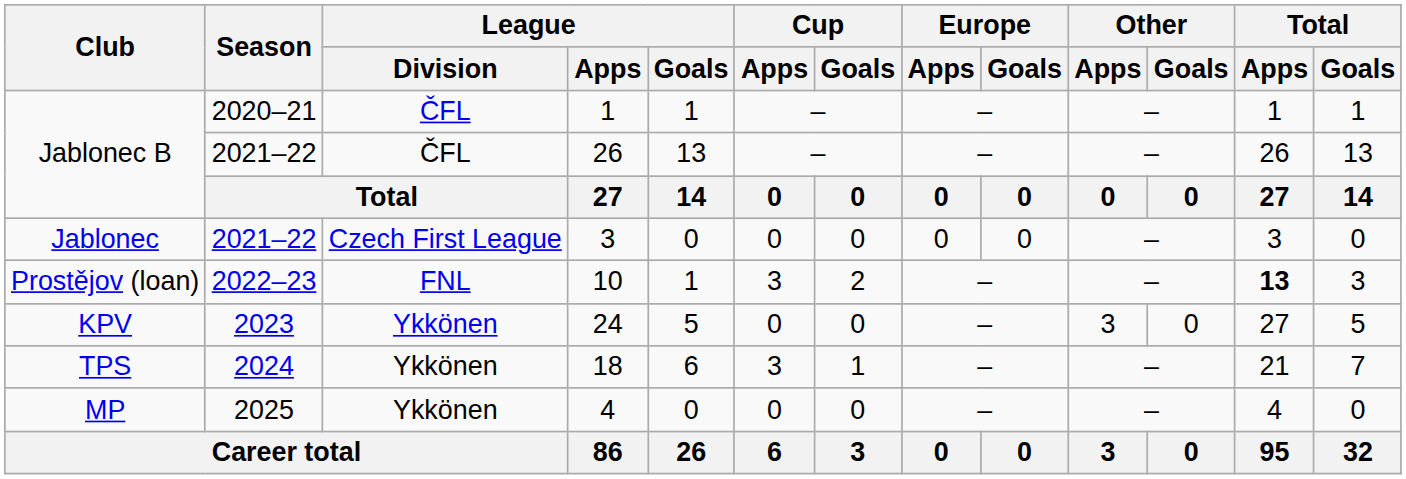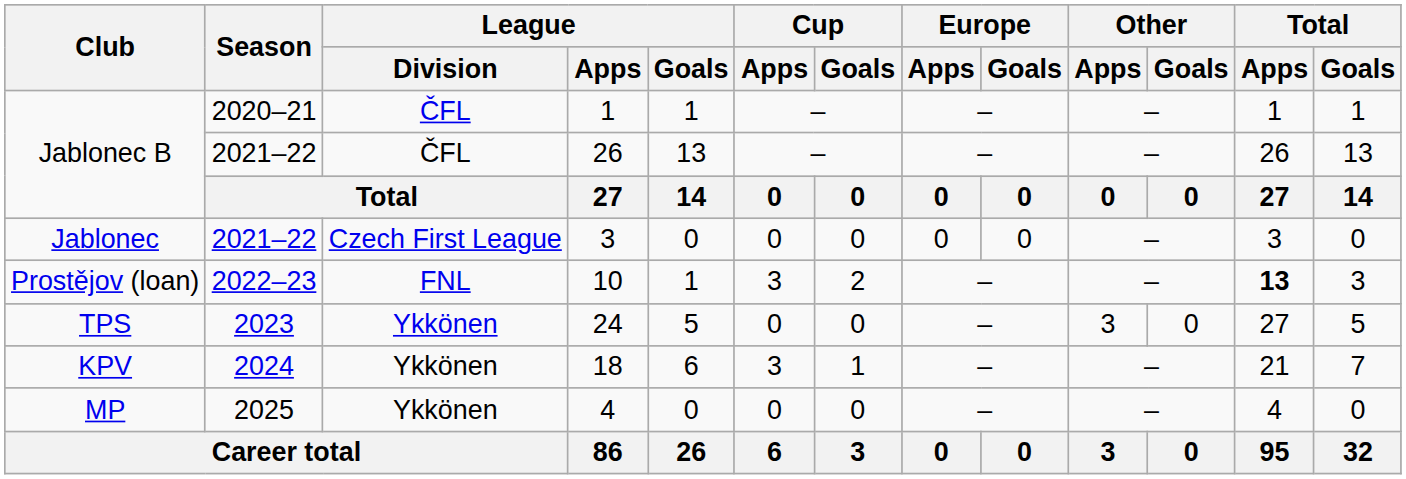(105, 324) KPV -> (105, 324) TPS
(105, 366) TPS -> (105, 366) KPV
